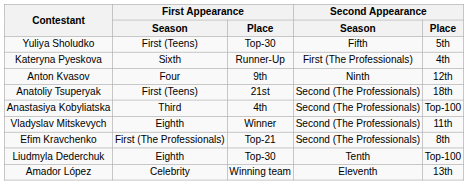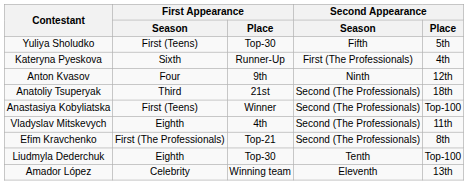(170, 92) First (Teens) -> (170, 92) Third
(170, 108) Third -> (170, 108) First (Teens)
(260, 108) 4th -> (260, 108) Winner
(260, 124) Winner -> (260, 124) 4th
